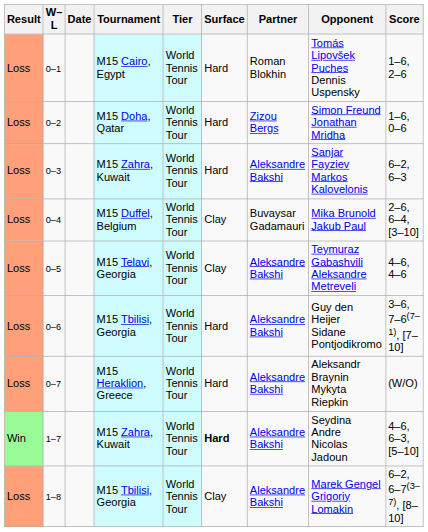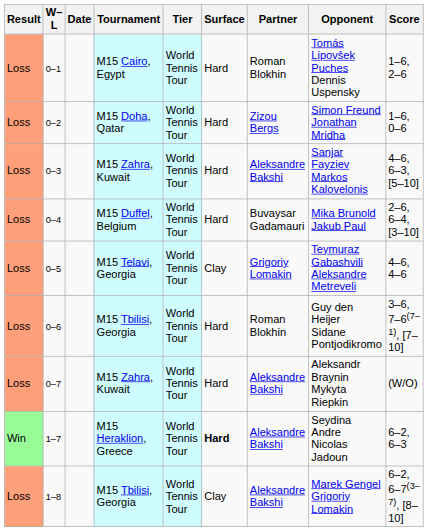(399, 171) 6–2, 6–3 -> (404, 171) 4–6, 6–3, [5–10]
(215, 219) Clay -> (216, 219) Hard
(277, 268) Aleksandre Bakshi -> (271, 268) Grigoriy Lomakin
(277, 326) Aleksandre Bakshi -> (268, 326) Roman Blokhin
(121, 383) M15 Heraklion, Greece -> (125, 383) M15 Zahra, Kuwait
(125, 438) M15 Zahra, Kuwait -> (121, 438) M15 Heraklion, Greece
(404, 438) 4–6, 6–3, [5–10] -> (399, 438) 6–2, 6–3
